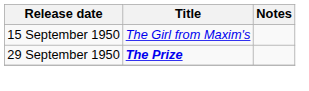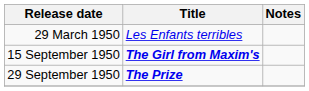+ row: (77, 34)
(188, 34) normal -> (193, 55) bold
